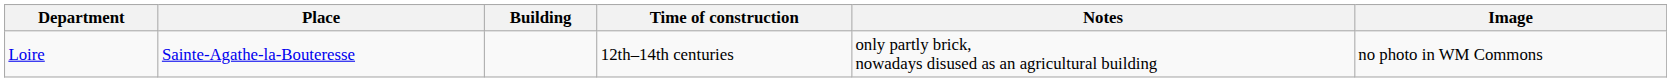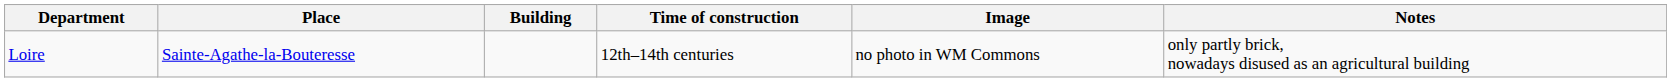columns swapped: (1103, 17) <-> (1511, 17)
